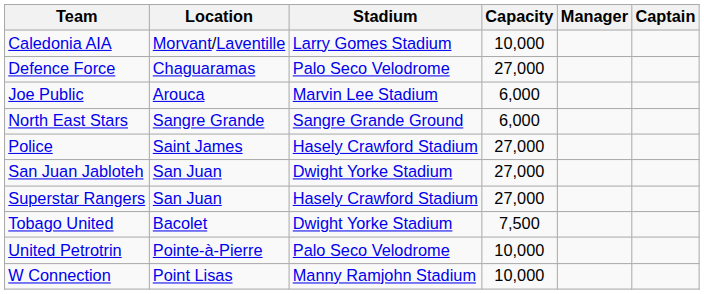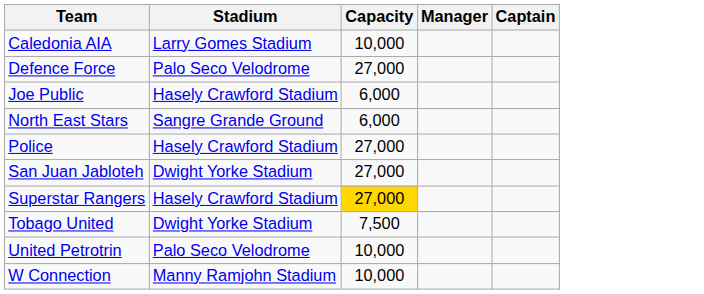- column: (219, 17)
(365, 95) Marvin Lee Stadium -> (245, 95) Hasely Crawford Stadium
(519, 198) no background -> (379, 198) gold background
